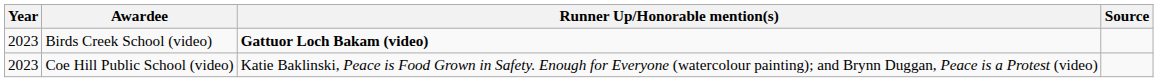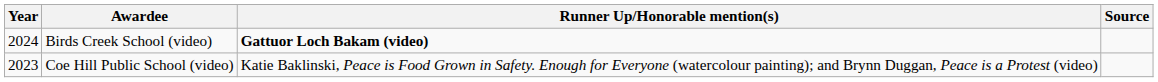(23, 40) 2023 -> (23, 40) 2024
